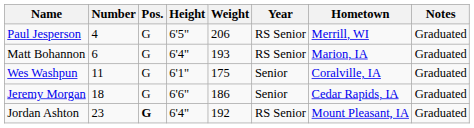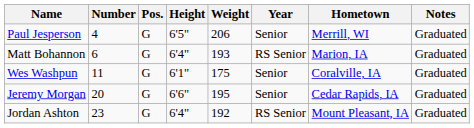(280, 34) RS Senior -> (271, 34) Senior
(98, 93) 18 -> (98, 93) 20
(220, 93) 186 -> (220, 93) 195
(146, 113) bold -> (146, 113) normal
